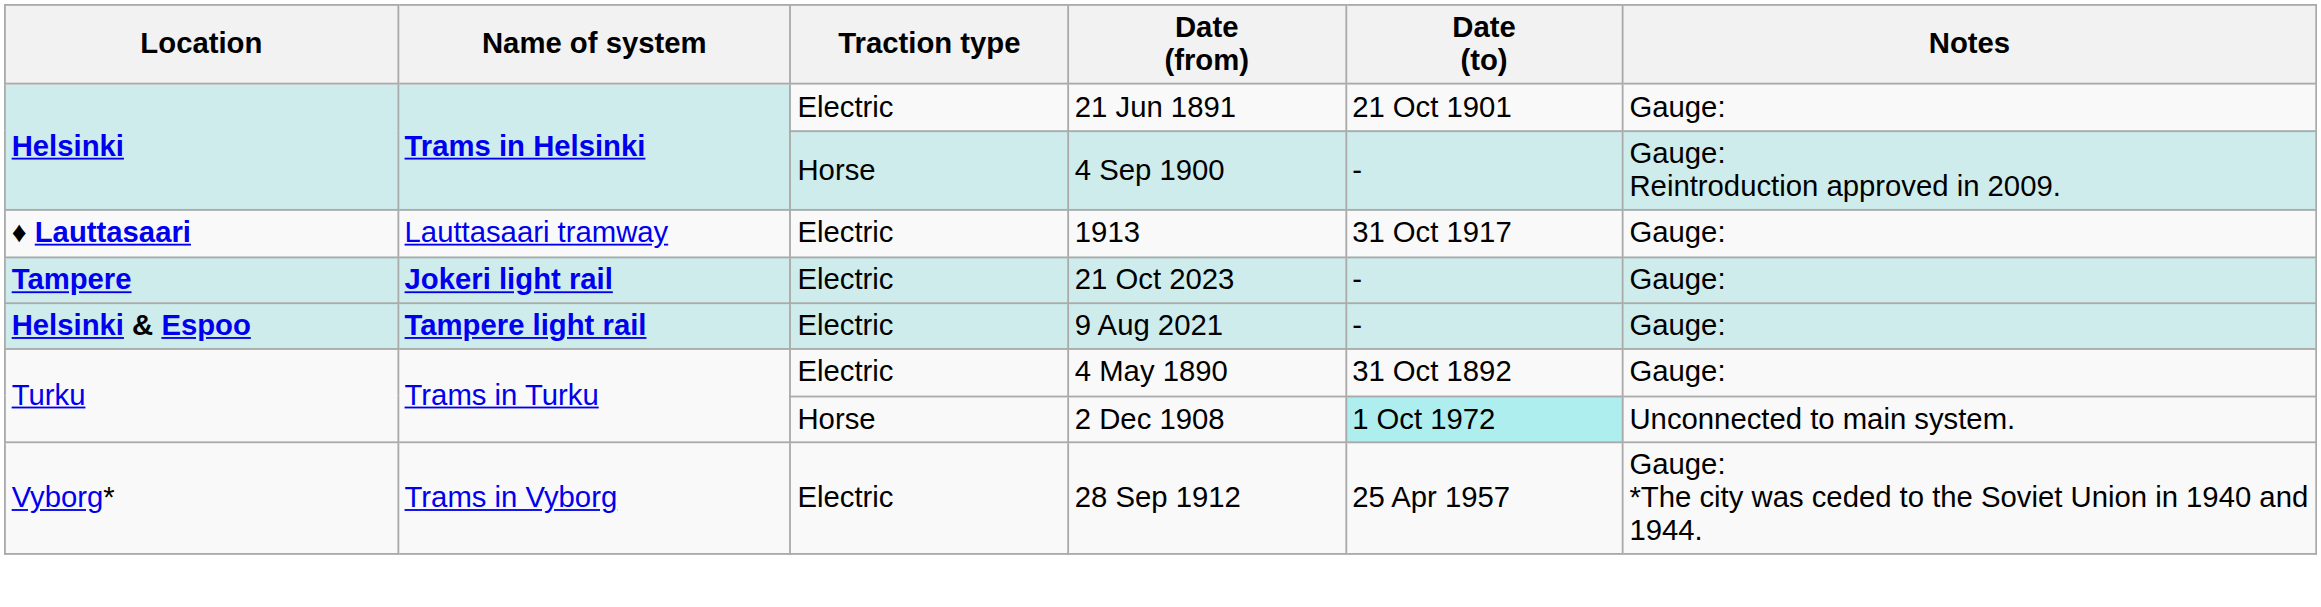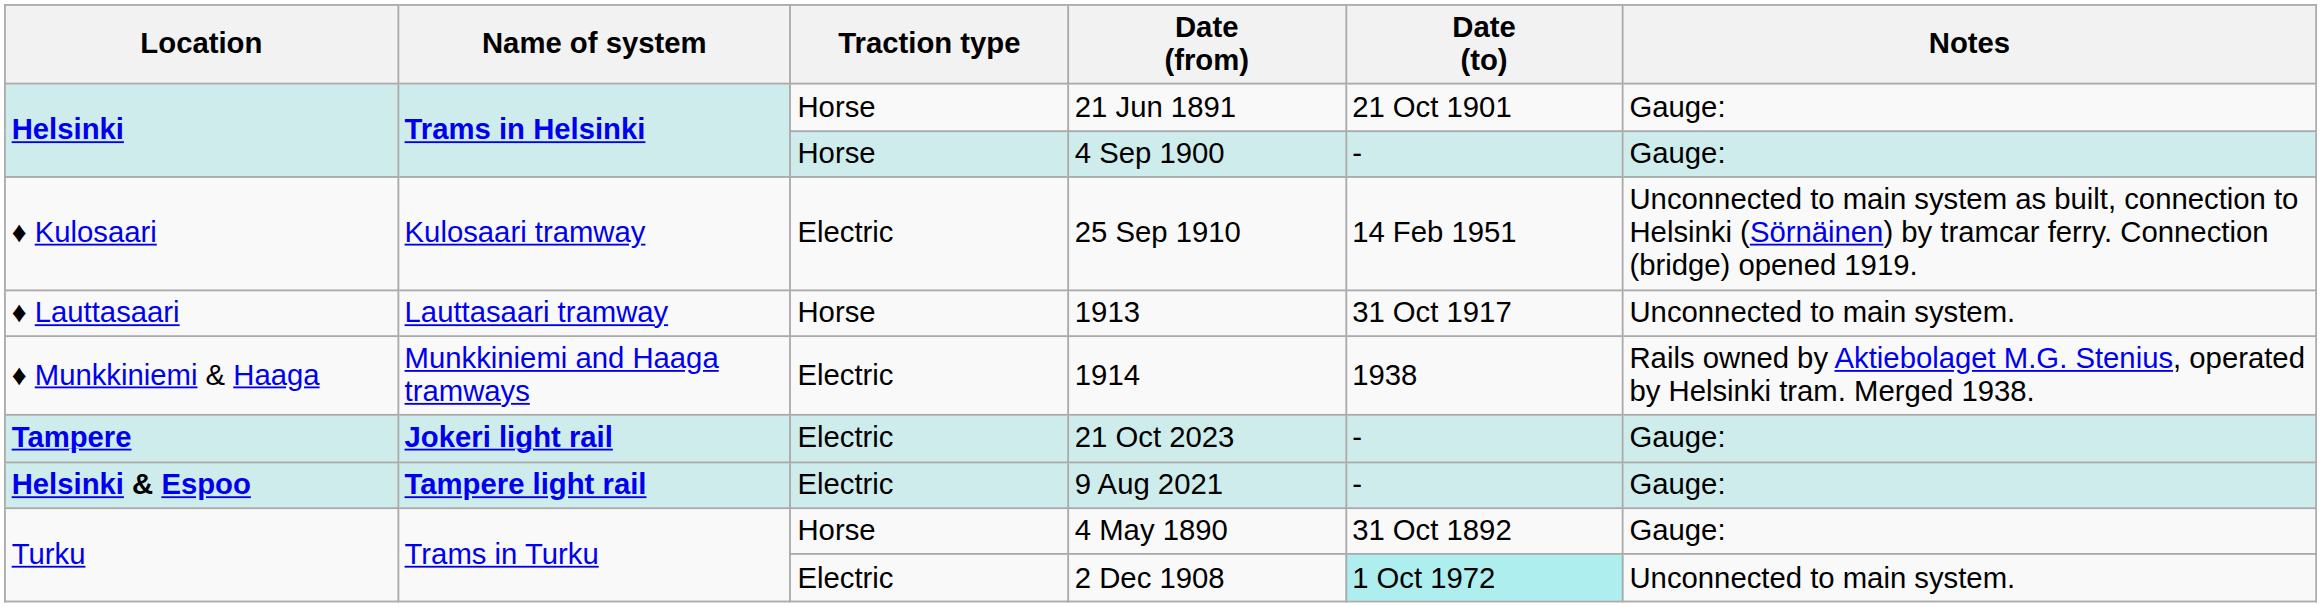(845, 107) Electric -> (837, 107) Horse
(1845, 170) Gauge: Reintroduction approved in 2009. -> (1677, 153) Gauge:
+ row: (1158, 232)
(101, 232) bold -> (96, 312) normal
(845, 232) Electric -> (837, 312) Horse
(1677, 232) Gauge: -> (1822, 312) Unconnected to main system.
+ row: (1107, 375)
(845, 372) Electric -> (837, 530) Horse
(837, 418) Horse -> (845, 577) Electric
- row: (1158, 498)
